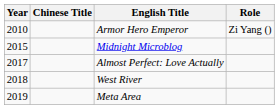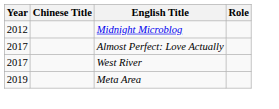- row: (142, 29)
(17, 46) 2015 -> (17, 29) 2012
(17, 79) 2018 -> (17, 63) 2017
